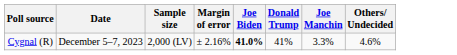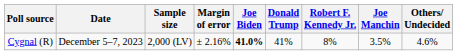+ column: (330, 19)
(323, 41) 3.3% -> (380, 41) 3.5%
